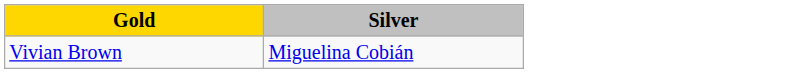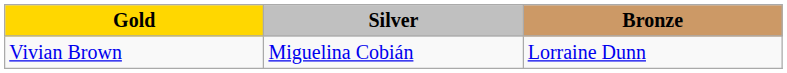+ column: (653, 20)
